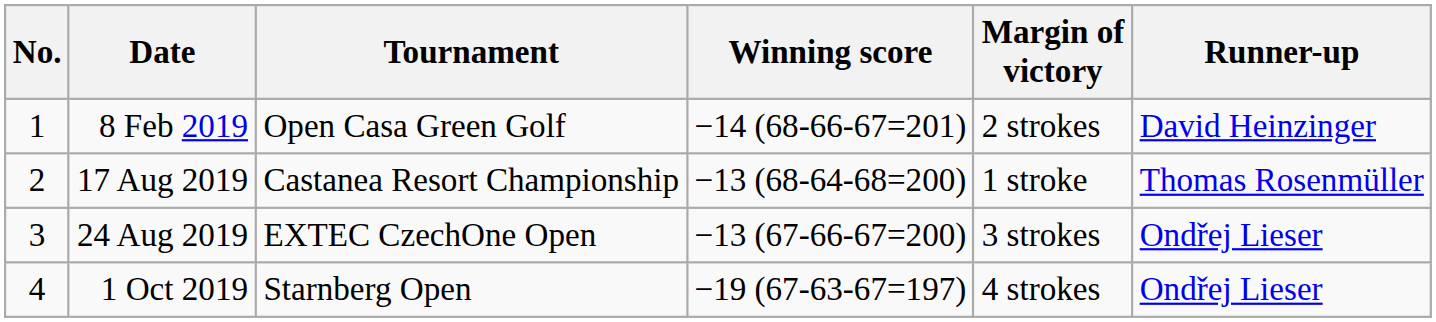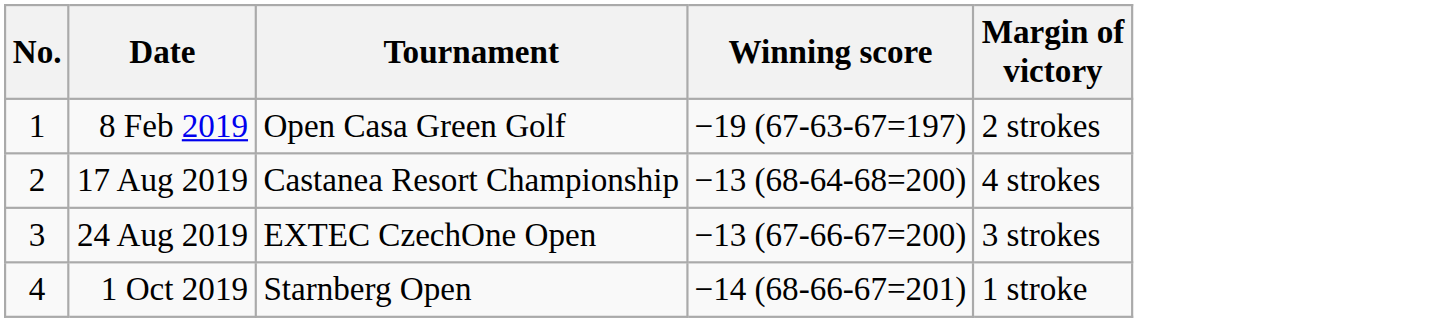- column: (1282, 51)
(830, 125) −14 (68-66-67=201) -> (830, 125) −19 (67-63-67=197)
(1035, 180) 1 stroke -> (1041, 180) 4 strokes
(830, 289) −19 (67-63-67=197) -> (830, 289) −14 (68-66-67=201)
(1041, 289) 4 strokes -> (1035, 289) 1 stroke
